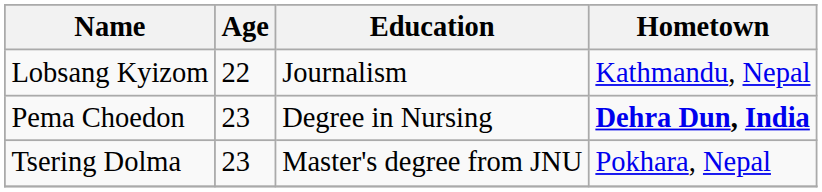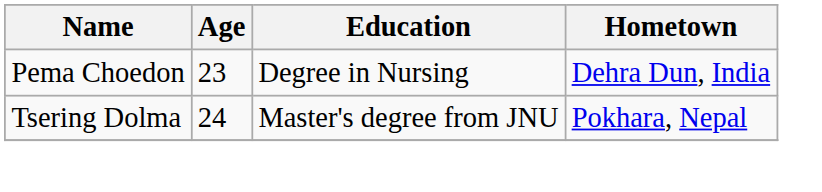- row: (110, 72)
(703, 117) bold -> (671, 72) normal
(236, 162) 23 -> (212, 117) 24
